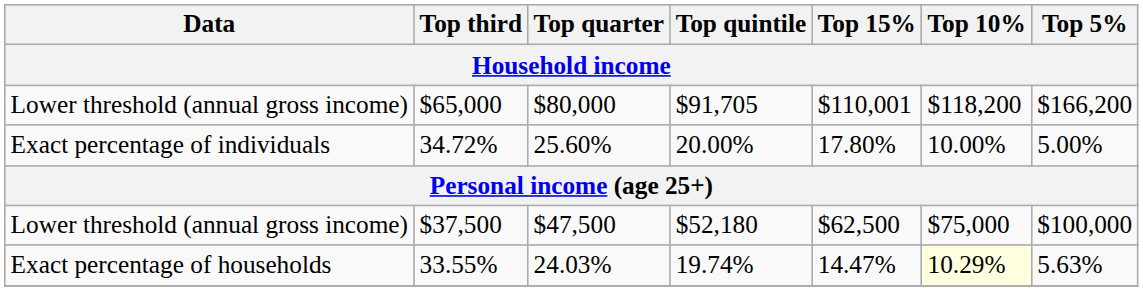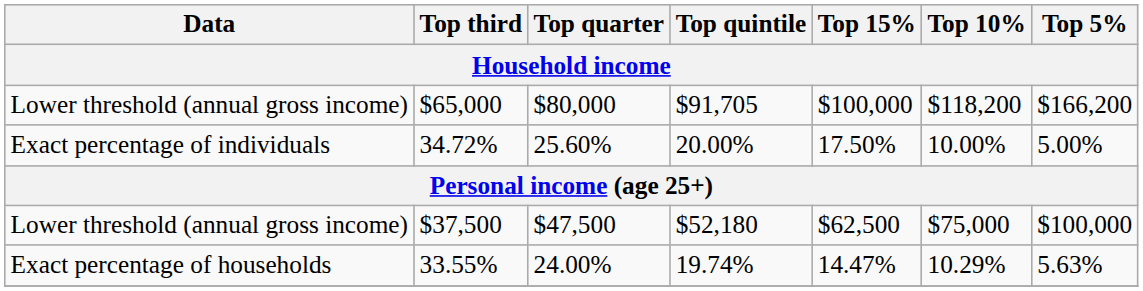(865, 104) $110,001 -> (865, 104) $100,000
(857, 144) 17.80% -> (857, 144) 17.50%
(573, 265) 24.03% -> (573, 265) 24.00%
(967, 265) lightyellow background -> (967, 265) no background
